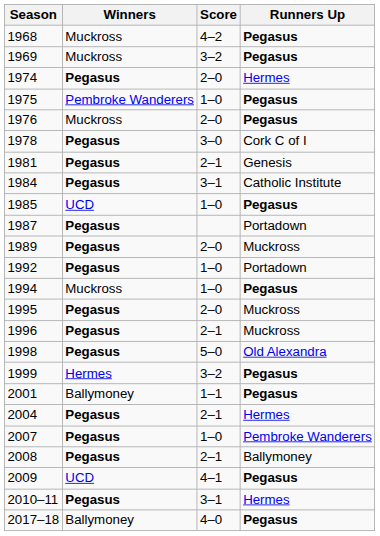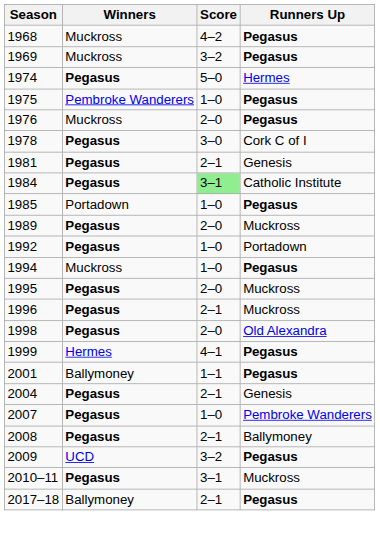(211, 78) 2–0 -> (211, 78) 5–0
(211, 183) no background -> (211, 183) lightgreen background
(80, 204) UCD -> (97, 204) Portadown
- row: (22, 225)
(211, 352) 5–0 -> (211, 330) 2–0
(211, 373) 3–2 -> (211, 352) 4–1
(266, 415) Hermes -> (267, 394) Genesis
(211, 478) 4–1 -> (211, 457) 3–2
(266, 499) Hermes -> (272, 478) Muckross
(211, 520) 4–0 -> (211, 499) 2–1
